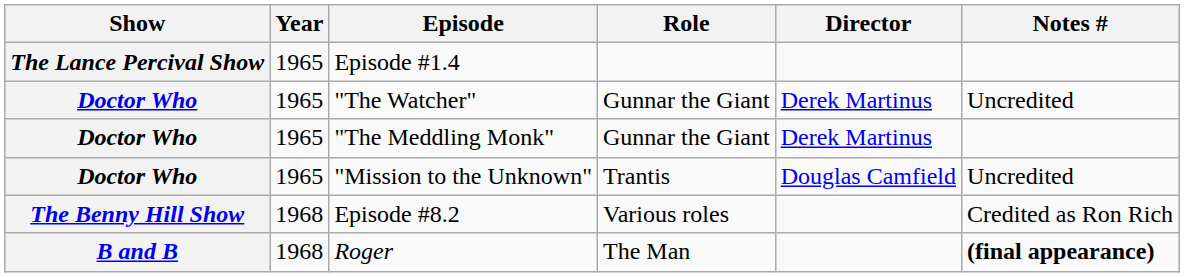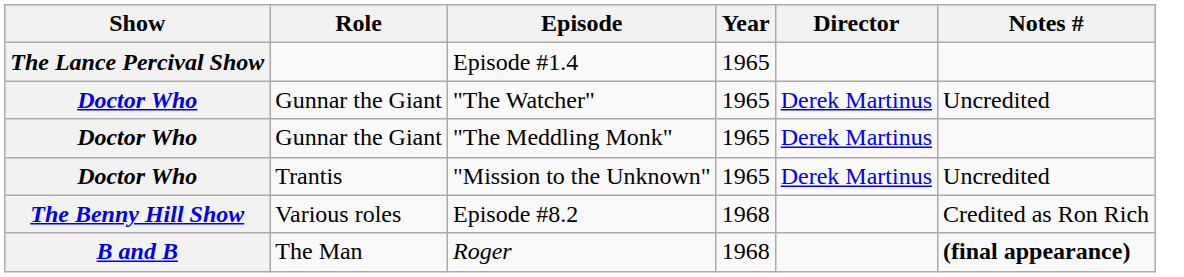columns swapped: (299, 23) <-> (686, 23)
(868, 175) Douglas Camfield -> (856, 175) Derek Martinus
